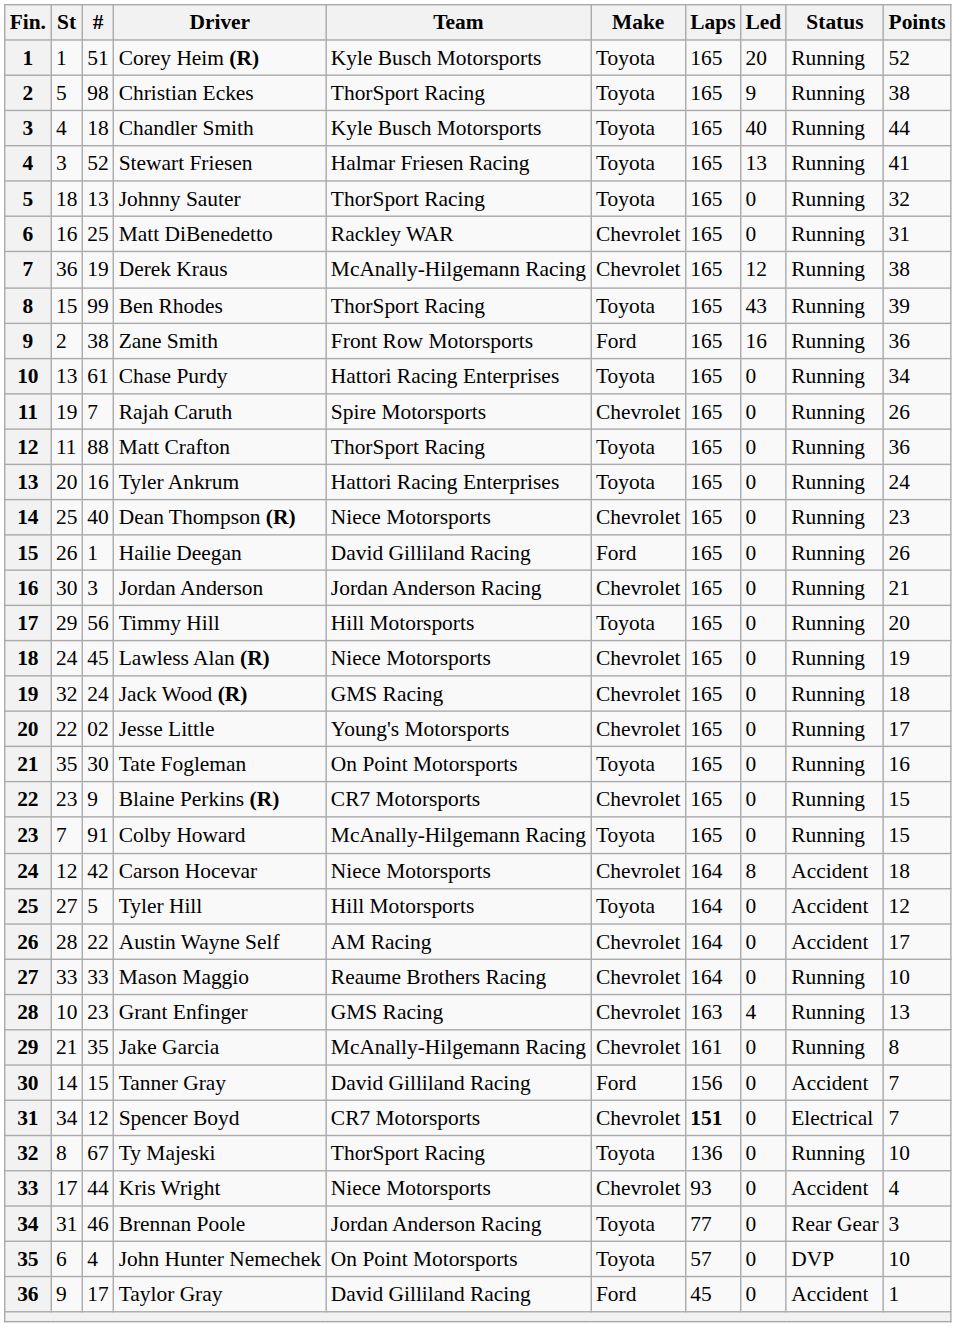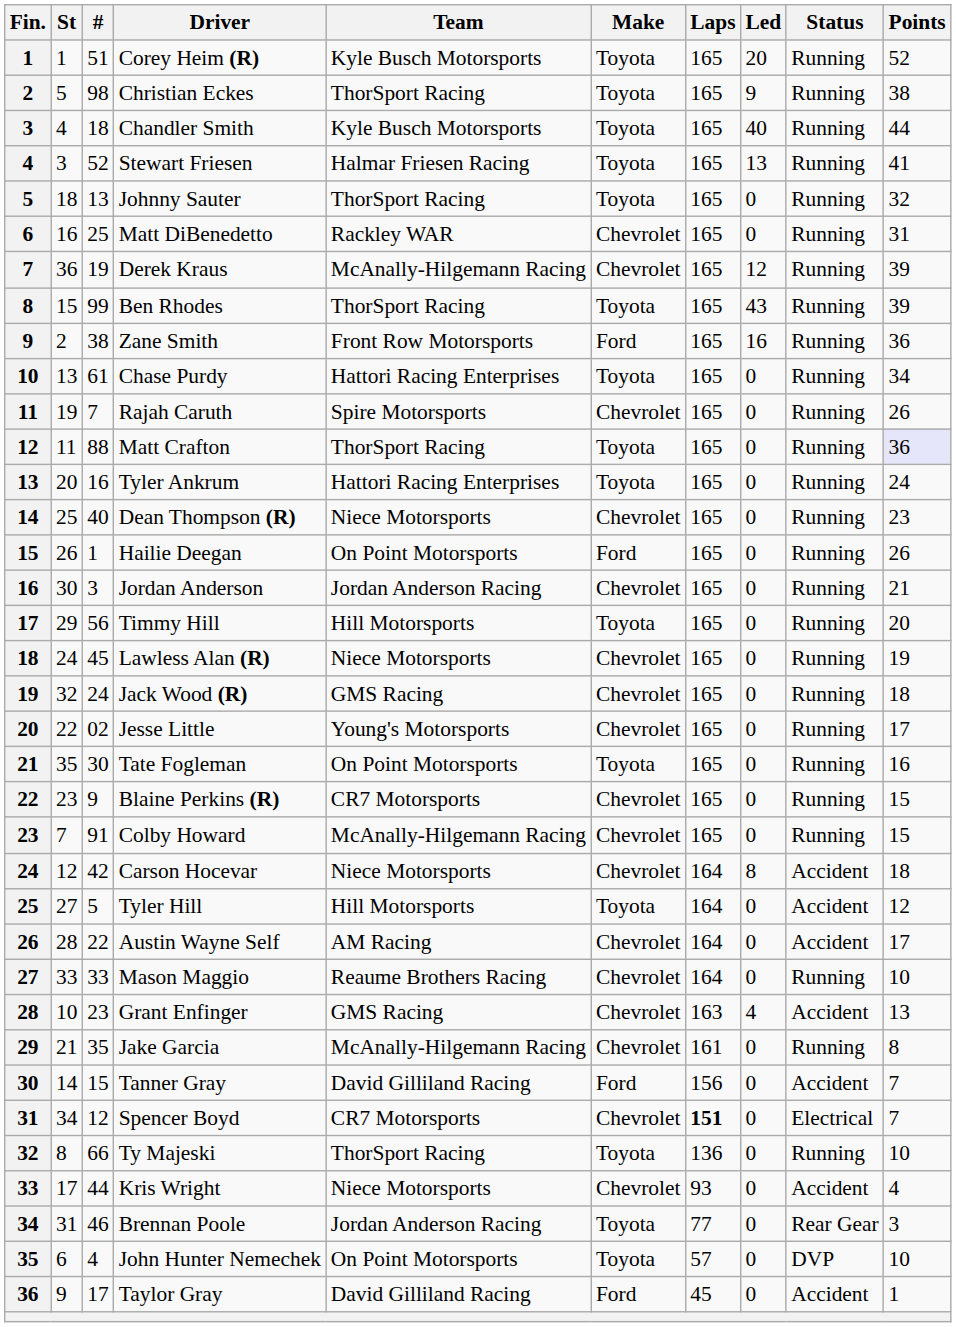(899, 269) 38 -> (899, 269) 39
(899, 446) no background -> (899, 446) lavender background
(431, 552) David Gilliland Racing -> (424, 552) On Point Motorsports
(626, 835) Toyota -> (638, 835) Chevrolet
(828, 1011) Running -> (830, 1011) Accident
(98, 1153) 67 -> (98, 1153) 66
